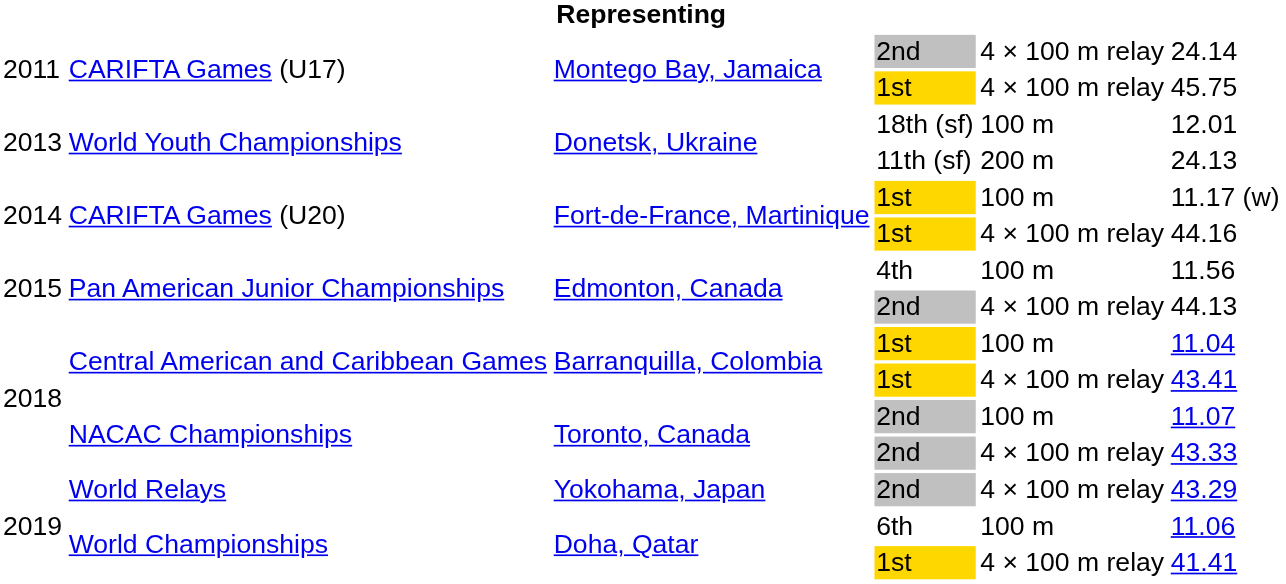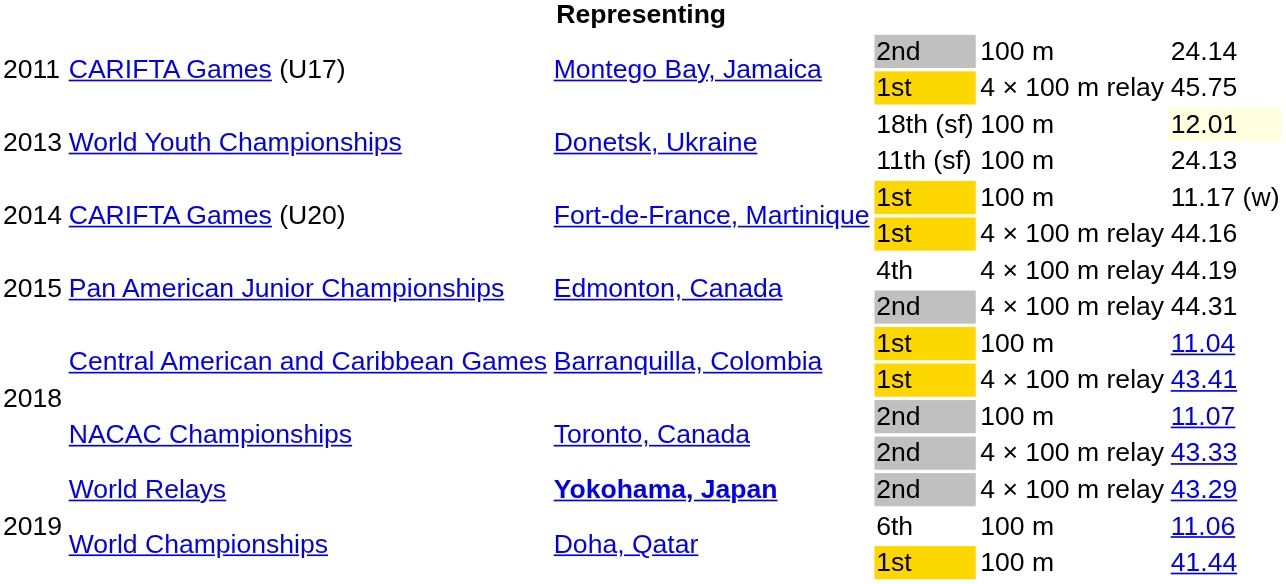(1072, 51) 4 × 100 m relay -> (1017, 51) 100 m
(1204, 124) no background -> (1204, 124) lightyellow background
(1017, 160) 200 m -> (1017, 160) 100 m
(1017, 270) 100 m -> (1072, 270) 4 × 100 m relay
(1203, 270) 11.56 -> (1204, 270) 44.19
(1204, 306) 44.13 -> (1204, 306) 44.31
(660, 489) normal -> (666, 489) bold
(1072, 562) 4 × 100 m relay -> (1017, 562) 100 m
(1204, 562) 41.41 -> (1204, 562) 41.44
